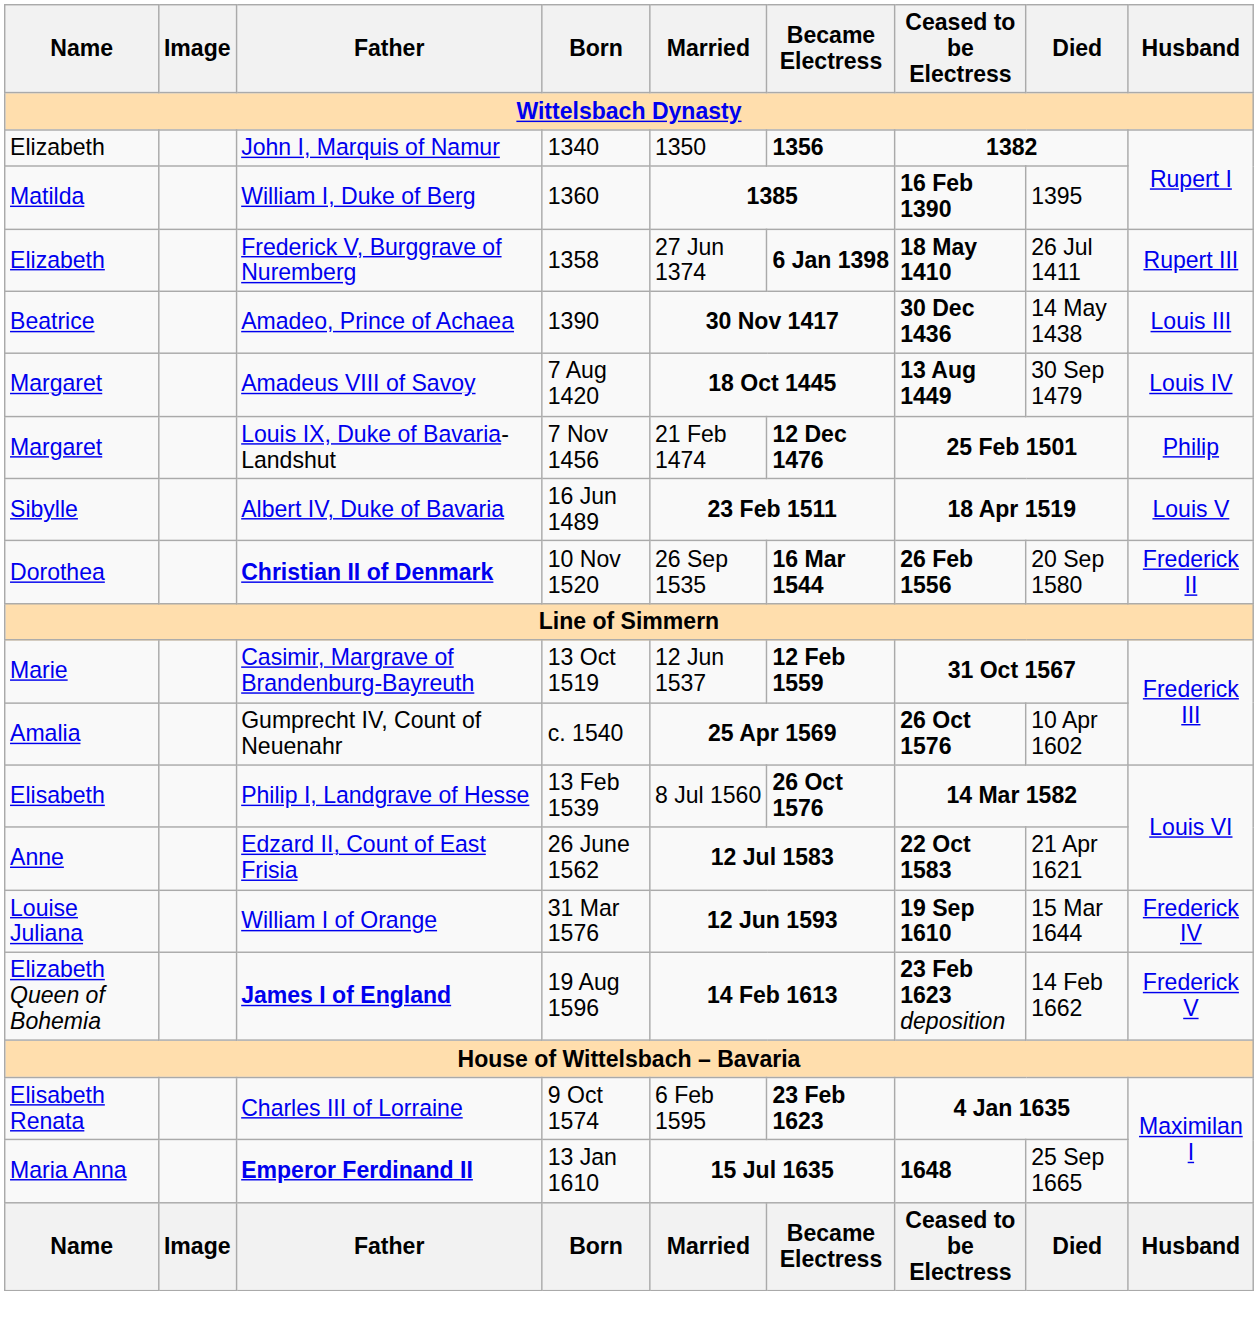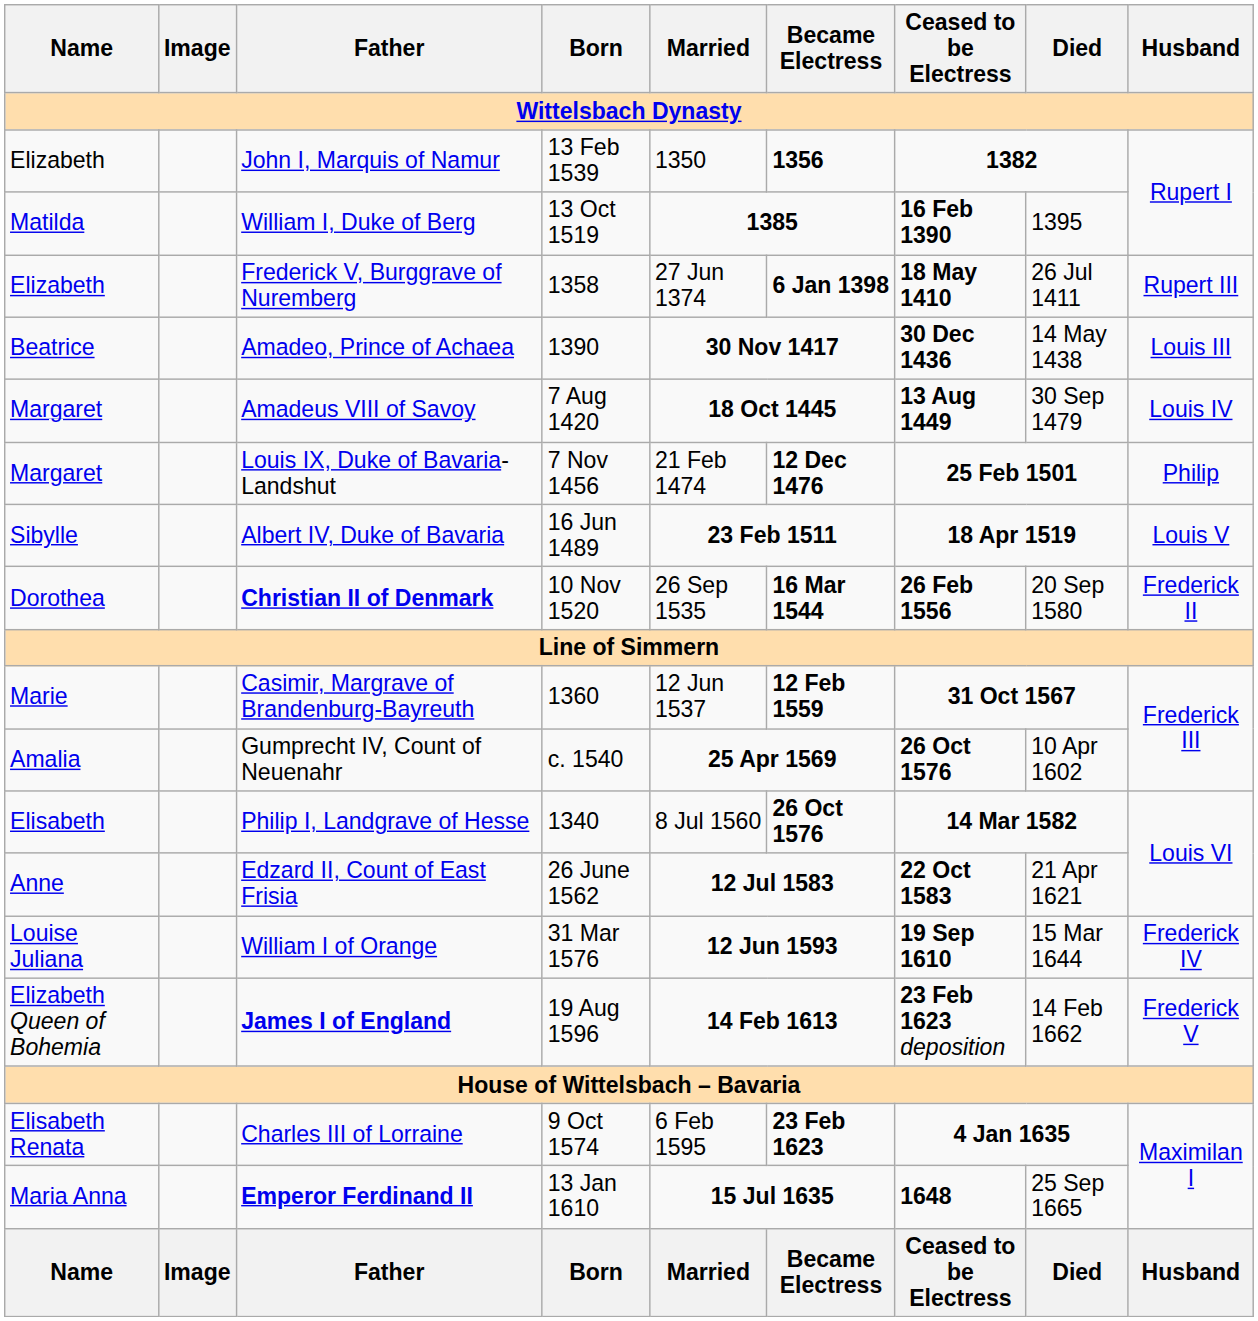(573, 147) 1340 -> (584, 160) 13 Feb 1539
(573, 197) 1360 -> (582, 223) 13 Oct 1519
(582, 670) 13 Oct 1519 -> (573, 696) 1360
(584, 795) 13 Feb 1539 -> (573, 821) 1340
